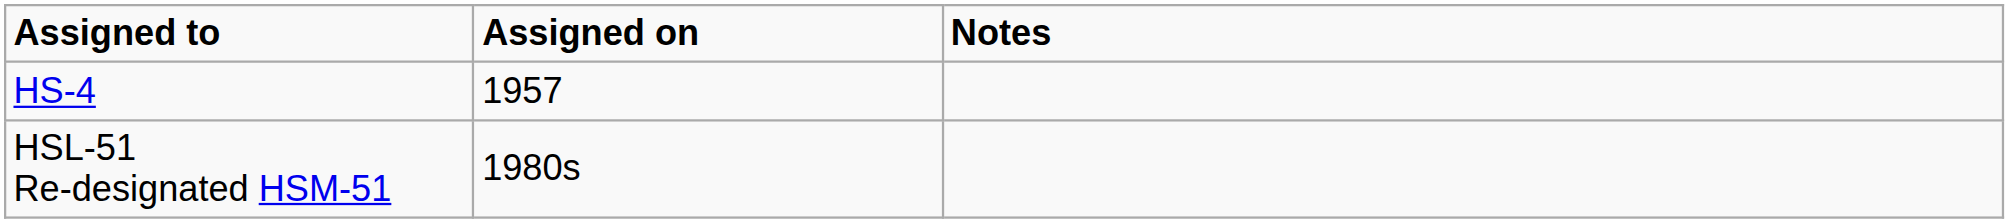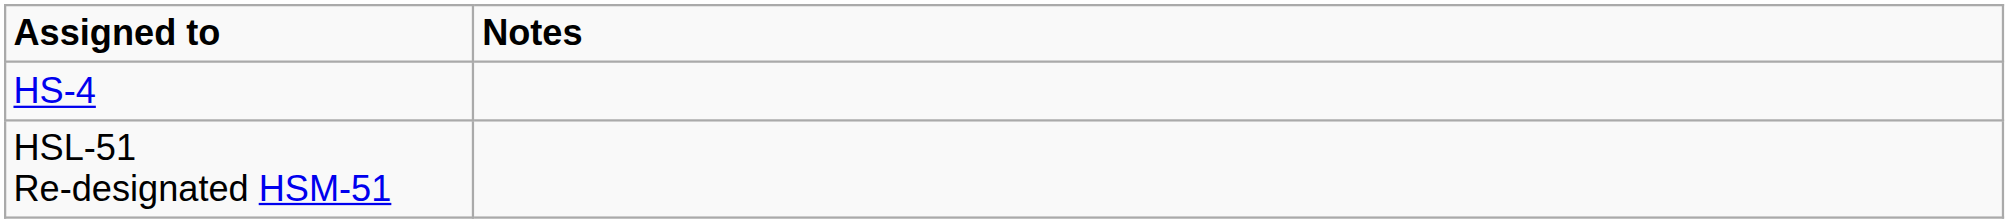- column: (591, 33)
